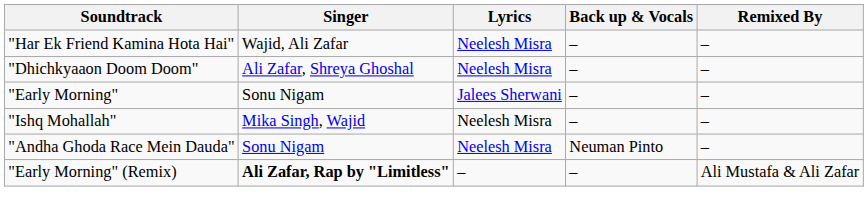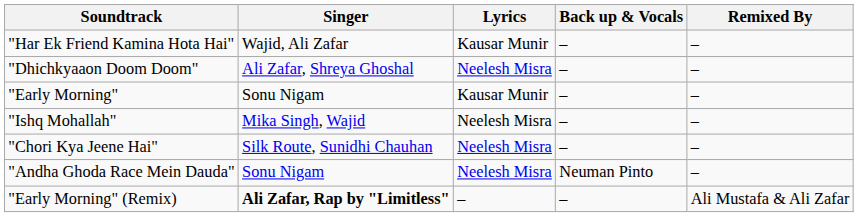(504, 43) Neelesh Misra -> (503, 43) Kausar Munir
(509, 95) Jalees Sherwani -> (503, 95) Kausar Munir
+ row: (83, 146)
